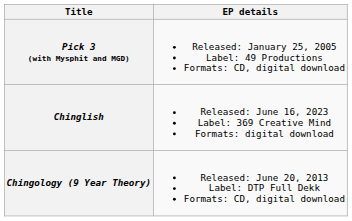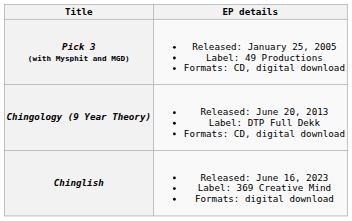rows swapped: (79, 183) <-> (79, 118)
